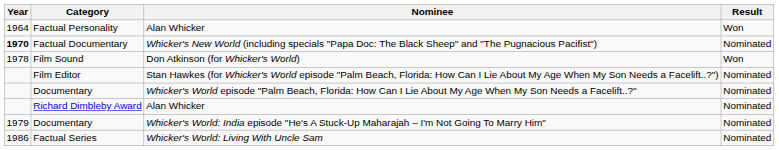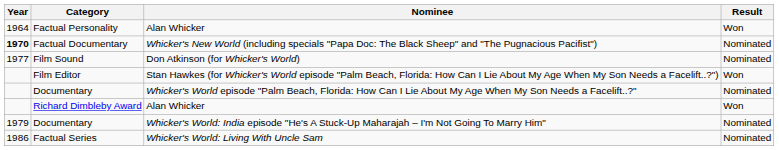(18, 59) 1978 -> (18, 59) 1977
(733, 59) Won -> (747, 59) Nominated
(747, 75) Nominated -> (733, 75) Won
(747, 106) Nominated -> (733, 106) Won
